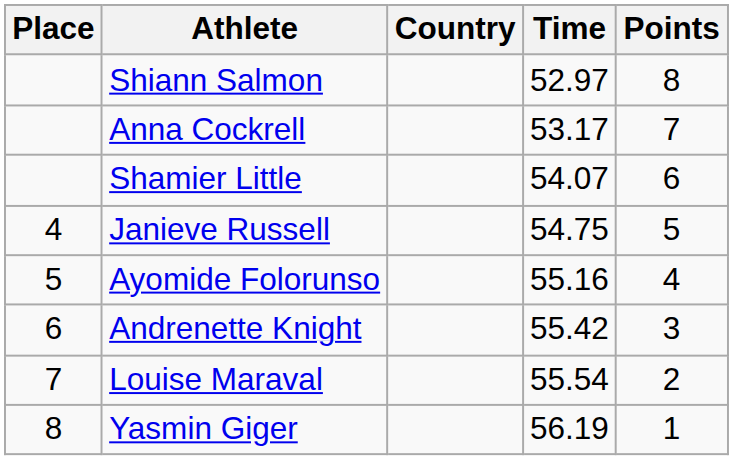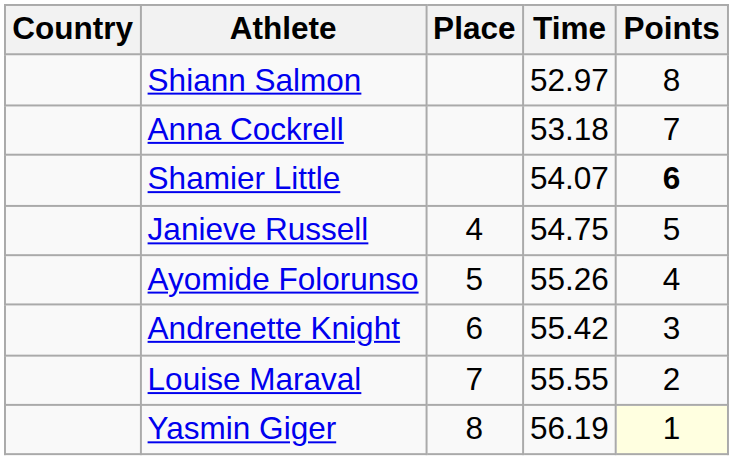columns swapped: (53, 29) <-> (455, 29)
(569, 129) 53.17 -> (569, 129) 53.18
(672, 179) normal -> (672, 179) bold
(569, 279) 55.16 -> (569, 279) 55.26
(569, 379) 55.54 -> (569, 379) 55.55
(672, 429) no background -> (672, 429) lightyellow background
